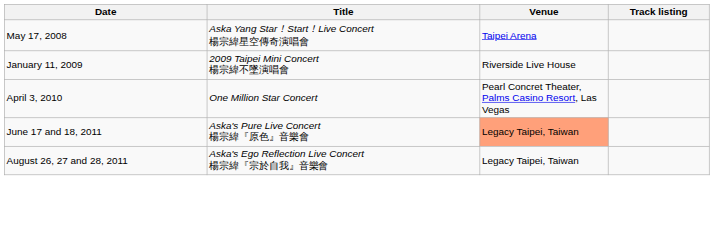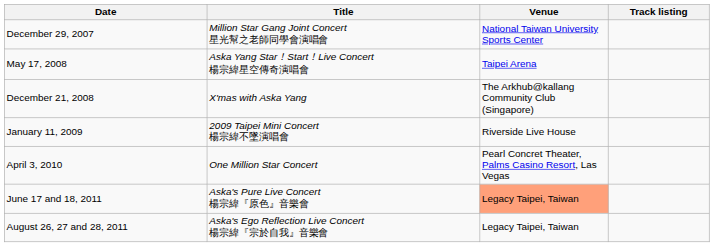+ row: (50, 34)
+ row: (50, 98)
